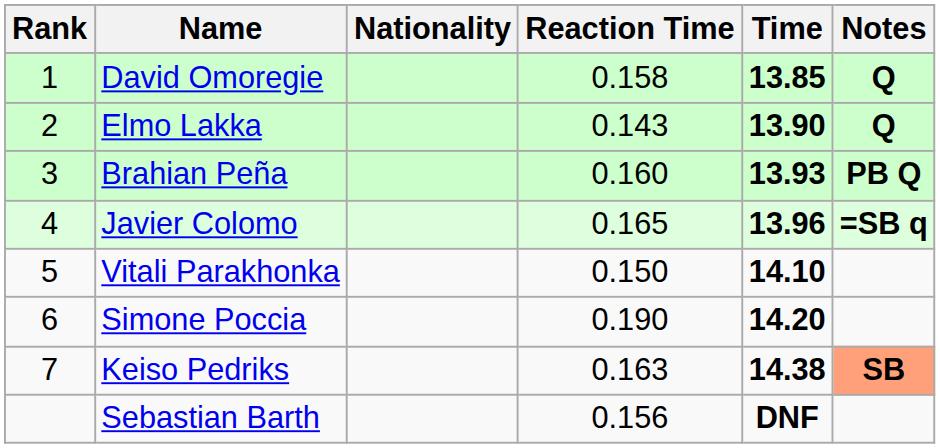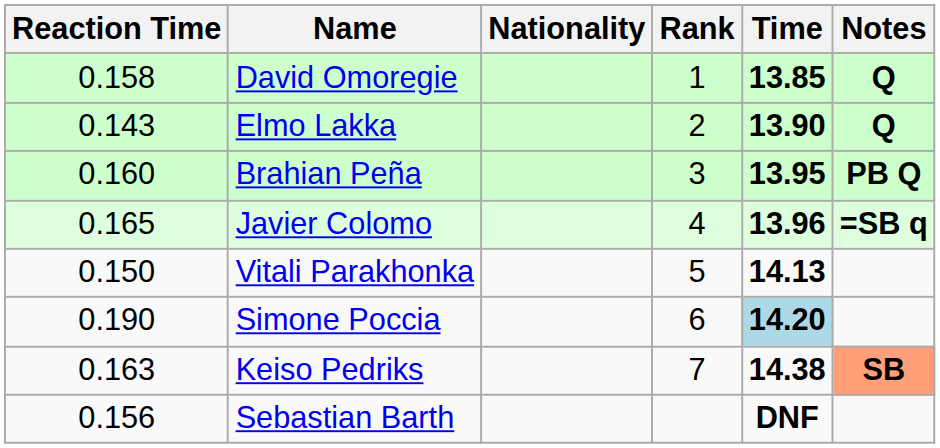columns swapped: (50, 28) <-> (630, 28)
(787, 175) 13.93 -> (787, 175) 13.95
(787, 272) 14.10 -> (787, 272) 14.13
(787, 321) no background -> (787, 321) lightblue background
